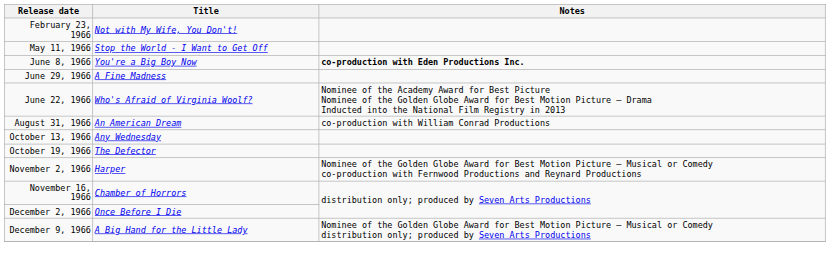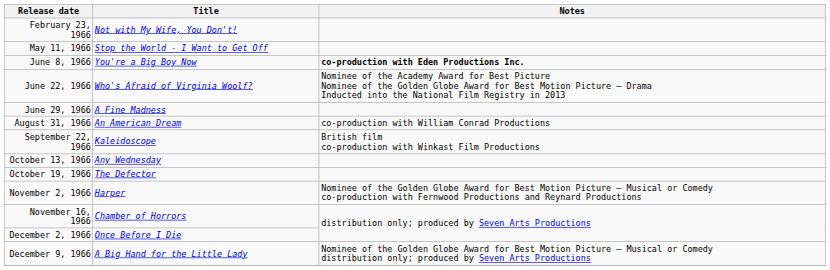rows swapped: (58, 100) <-> (58, 76)
+ row: (58, 142)
